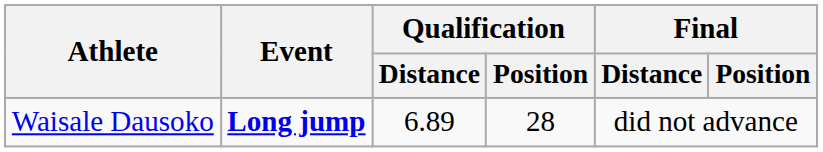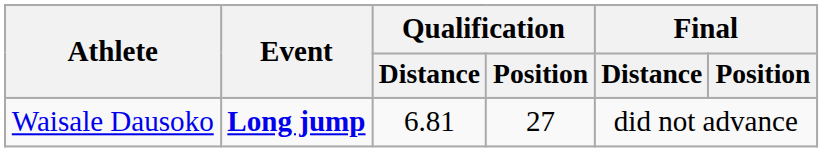(429, 122) 6.89 -> (429, 122) 6.81
(541, 122) 28 -> (541, 122) 27
